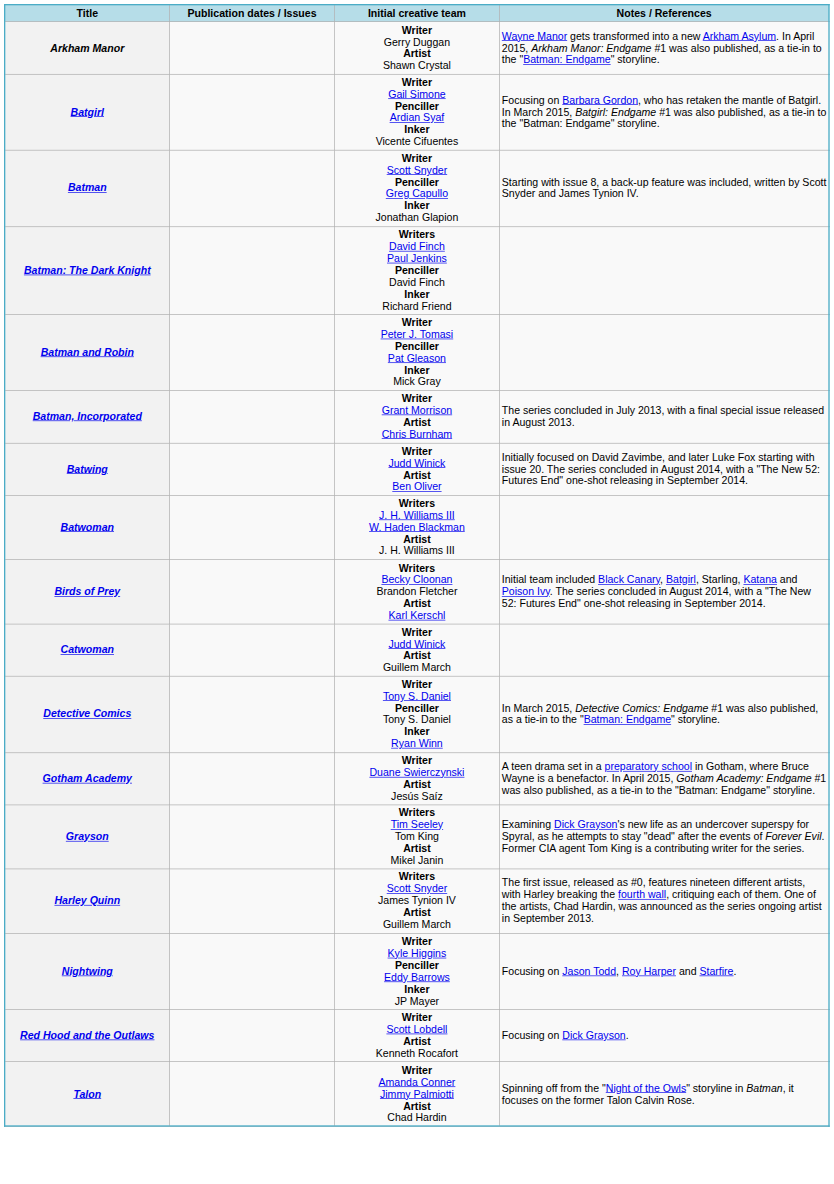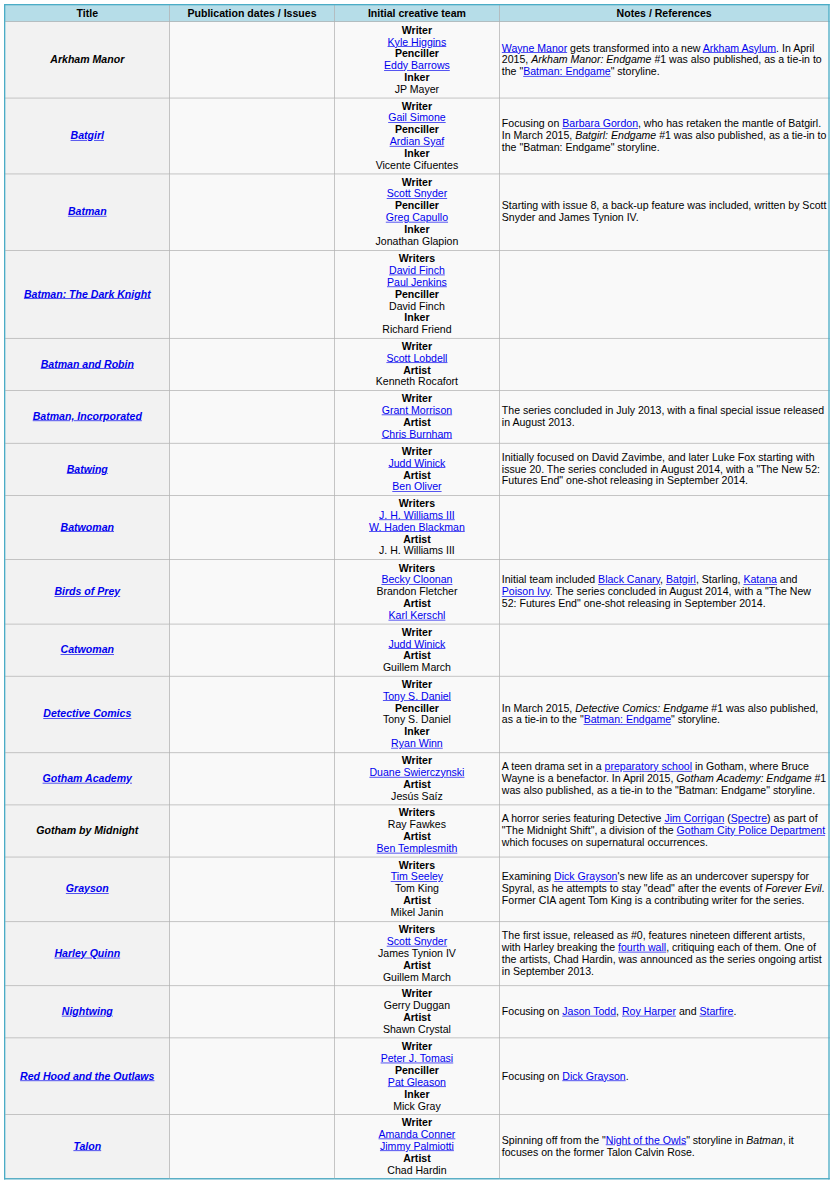(417, 48) Writer Gerry Duggan Artist Shawn Crystal -> (417, 59) Writer Kyle Higgins Penciller Eddy Barrows Inker JP Mayer
(417, 352) Writer Peter J. Tomasi Penciller Pat Gleason Inker Mick Gray -> (417, 364) Writer Scott Lobdell Artist Kenneth Rocafort
+ row: (87, 831)
(417, 971) Writer Kyle Higgins Penciller Eddy Barrows Inker JP Mayer -> (417, 1012) Writer Gerry Duggan Artist Shawn Crystal
(417, 1035) Writer Scott Lobdell Artist Kenneth Rocafort -> (417, 1076) Writer Peter J. Tomasi Penciller Pat Gleason Inker Mick Gray
